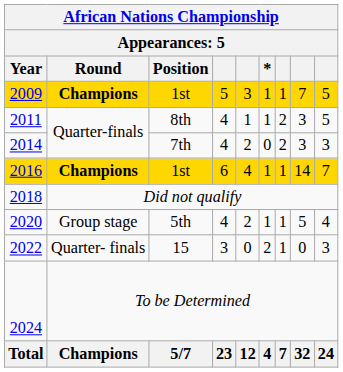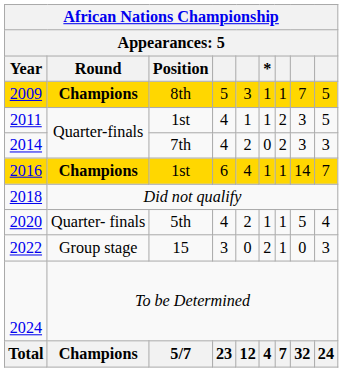(181, 94) 1st -> (181, 94) 8th
(181, 119) 8th -> (181, 119) 1st
(98, 222) Group stage -> (98, 222) Quarter- finals
(98, 247) Quarter- finals -> (98, 247) Group stage
